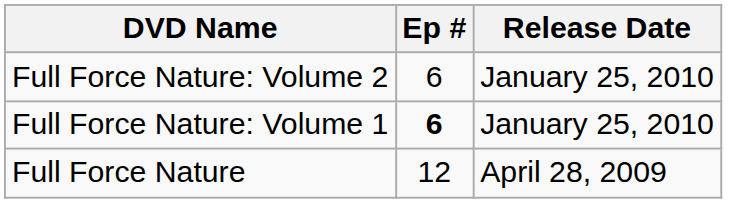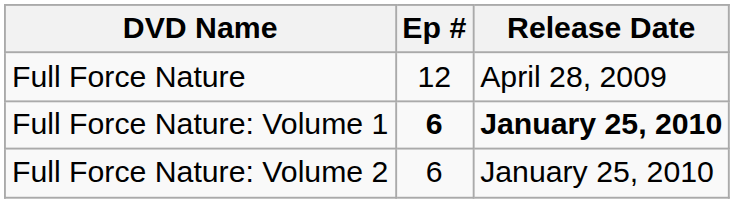rows swapped: (129, 172) <-> (200, 76)
(597, 124) normal -> (601, 124) bold
